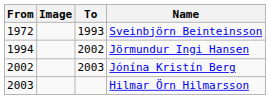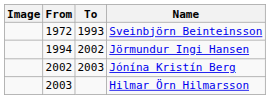columns swapped: (56, 13) <-> (20, 13)
